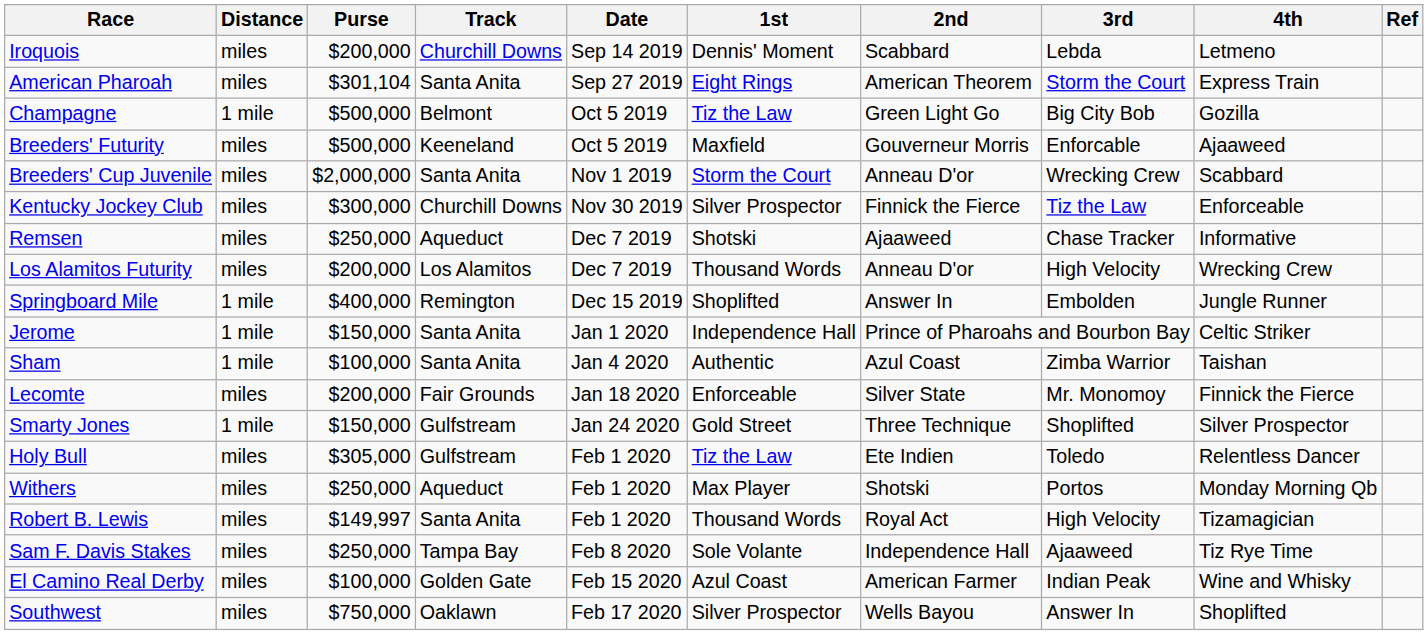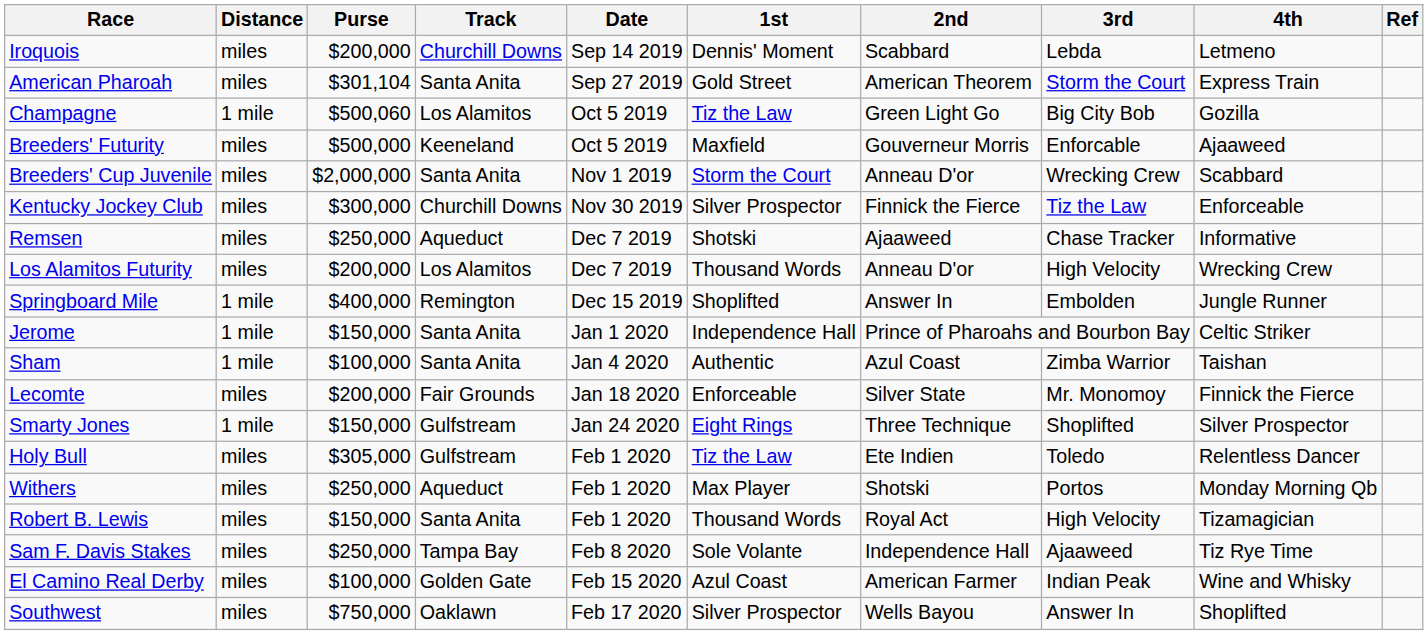(742, 82) Eight Rings -> (741, 82) Gold Street
(370, 113) $500,000 -> (370, 113) $500,060
(456, 113) Belmont -> (476, 113) Los Alamitos
(741, 425) Gold Street -> (742, 425) Eight Rings
(370, 519) $149,997 -> (370, 519) $150,000
